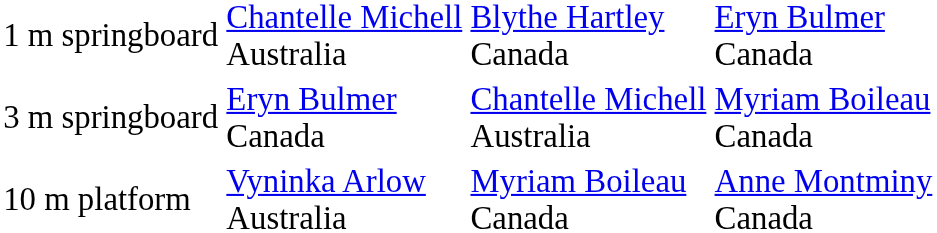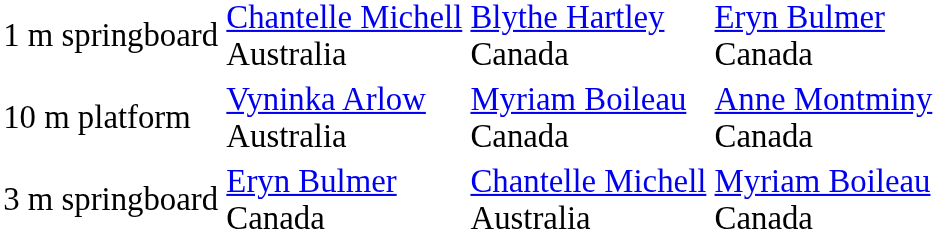rows swapped: (111, 117) <-> (97, 199)
